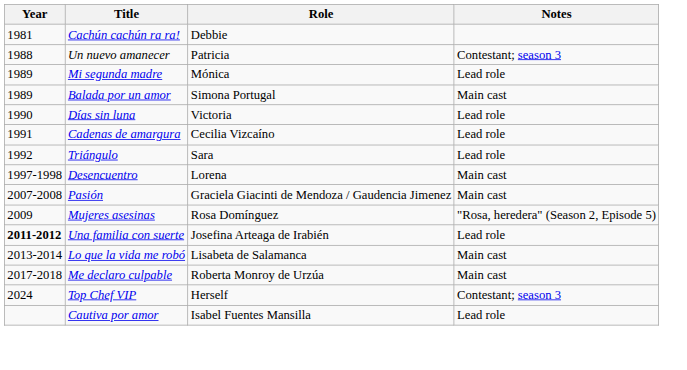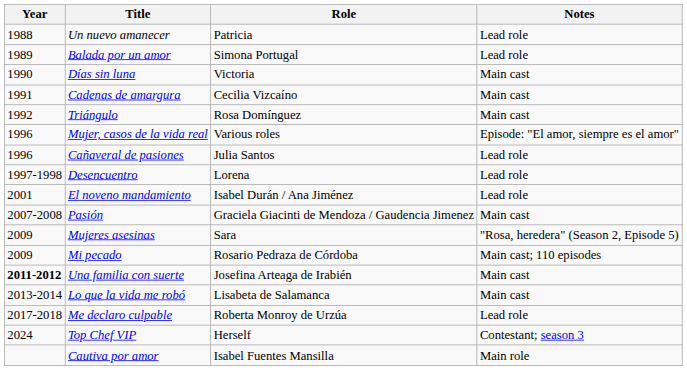- row: (124, 34)
(509, 54) Contestant; season 3 -> (504, 34) Lead role
- row: (115, 74)
(482, 94) Main cast -> (504, 54) Lead role
(481, 114) Lead role -> (505, 74) Main cast
(481, 134) Lead role -> (505, 94) Main cast
(202, 154) Sara -> (257, 114) Rosa Domínguez
(481, 154) Lead role -> (505, 114) Main cast
+ row: (138, 134)
+ row: (126, 154)
(482, 174) Main cast -> (504, 174) Lead role
+ row: (129, 194)
(235, 214) Rosa Domínguez -> (225, 235) Sara
+ row: (95, 255)
(481, 235) Lead role -> (505, 275) Main cast
(482, 275) Main cast -> (504, 315) Lead role
(481, 315) Lead role -> (505, 355) Main role
